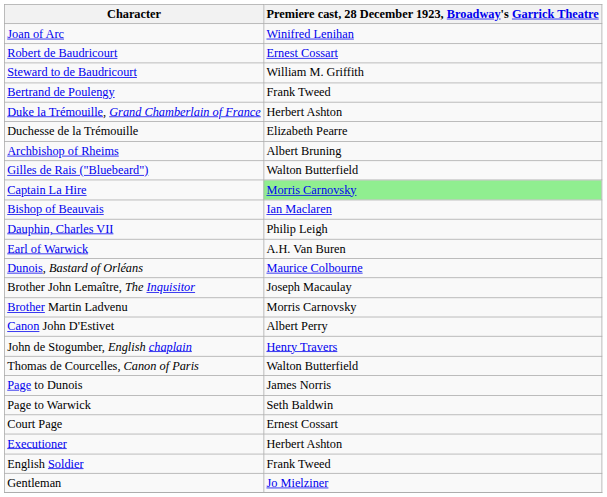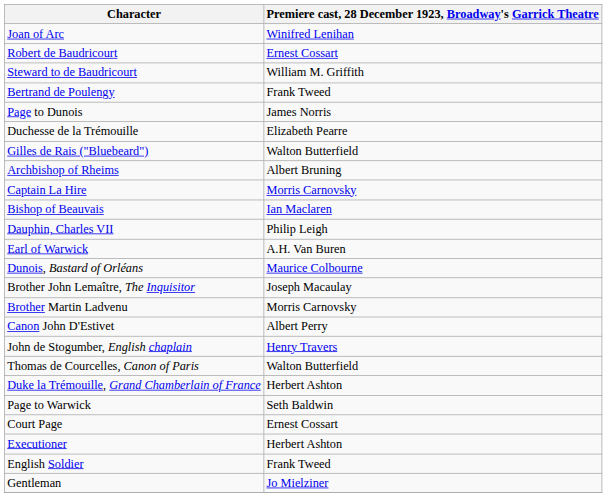rows swapped: (134, 111) <-> (45, 385)
rows swapped: (63, 151) <-> (78, 170)
(311, 190) lightgreen background -> (311, 190) no background
